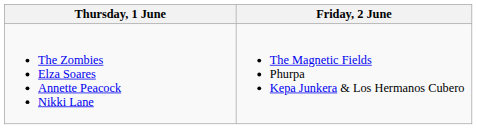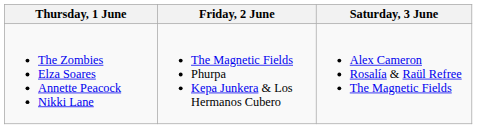+ column: (394, 14)
